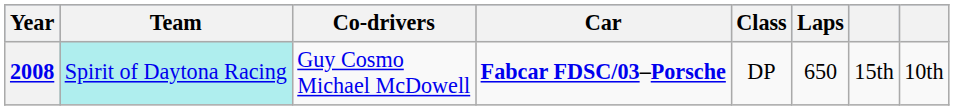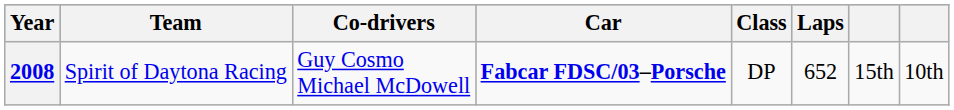(176, 72) paleturquoise background -> (176, 72) no background
(821, 72) 650 -> (821, 72) 652
